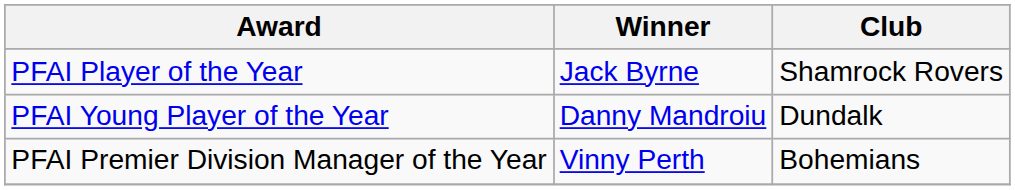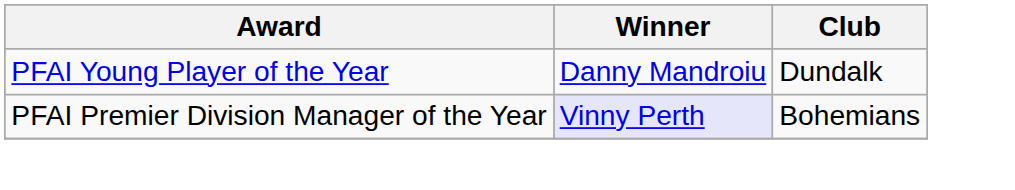- row: (157, 71)
(632, 160) no background -> (632, 116) lavender background
